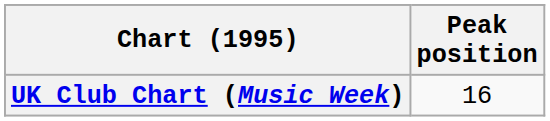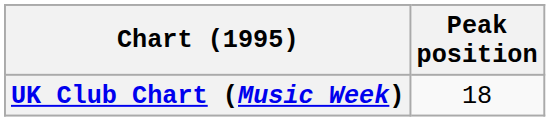(477, 96) 16 -> (477, 96) 18
